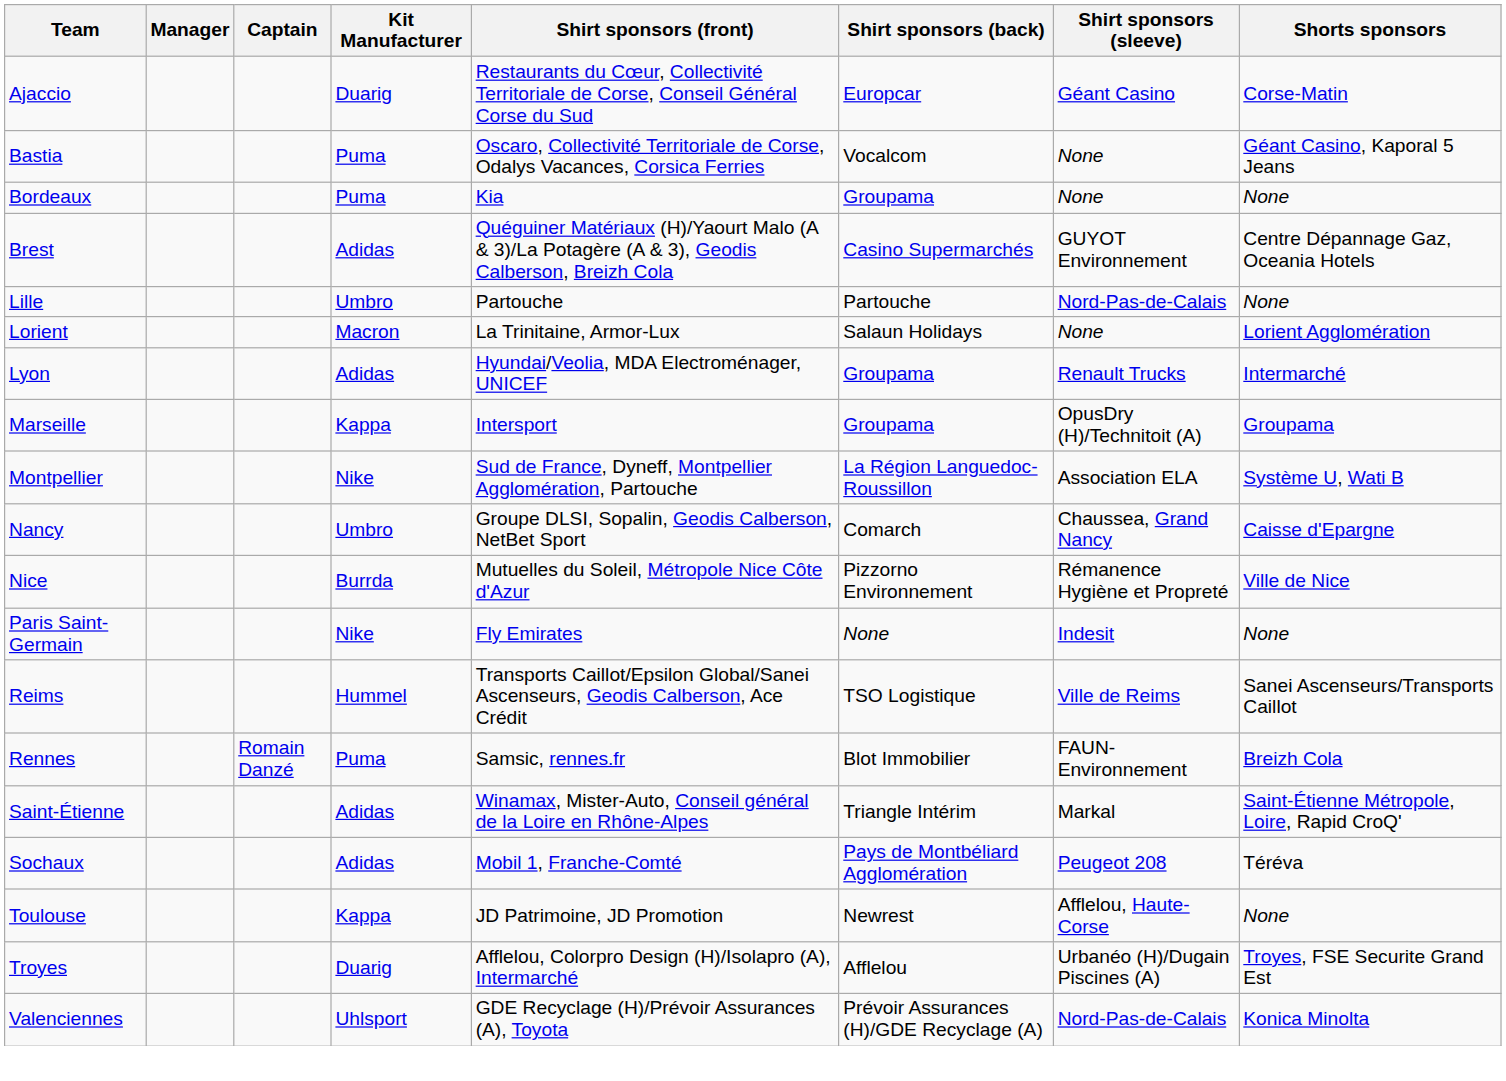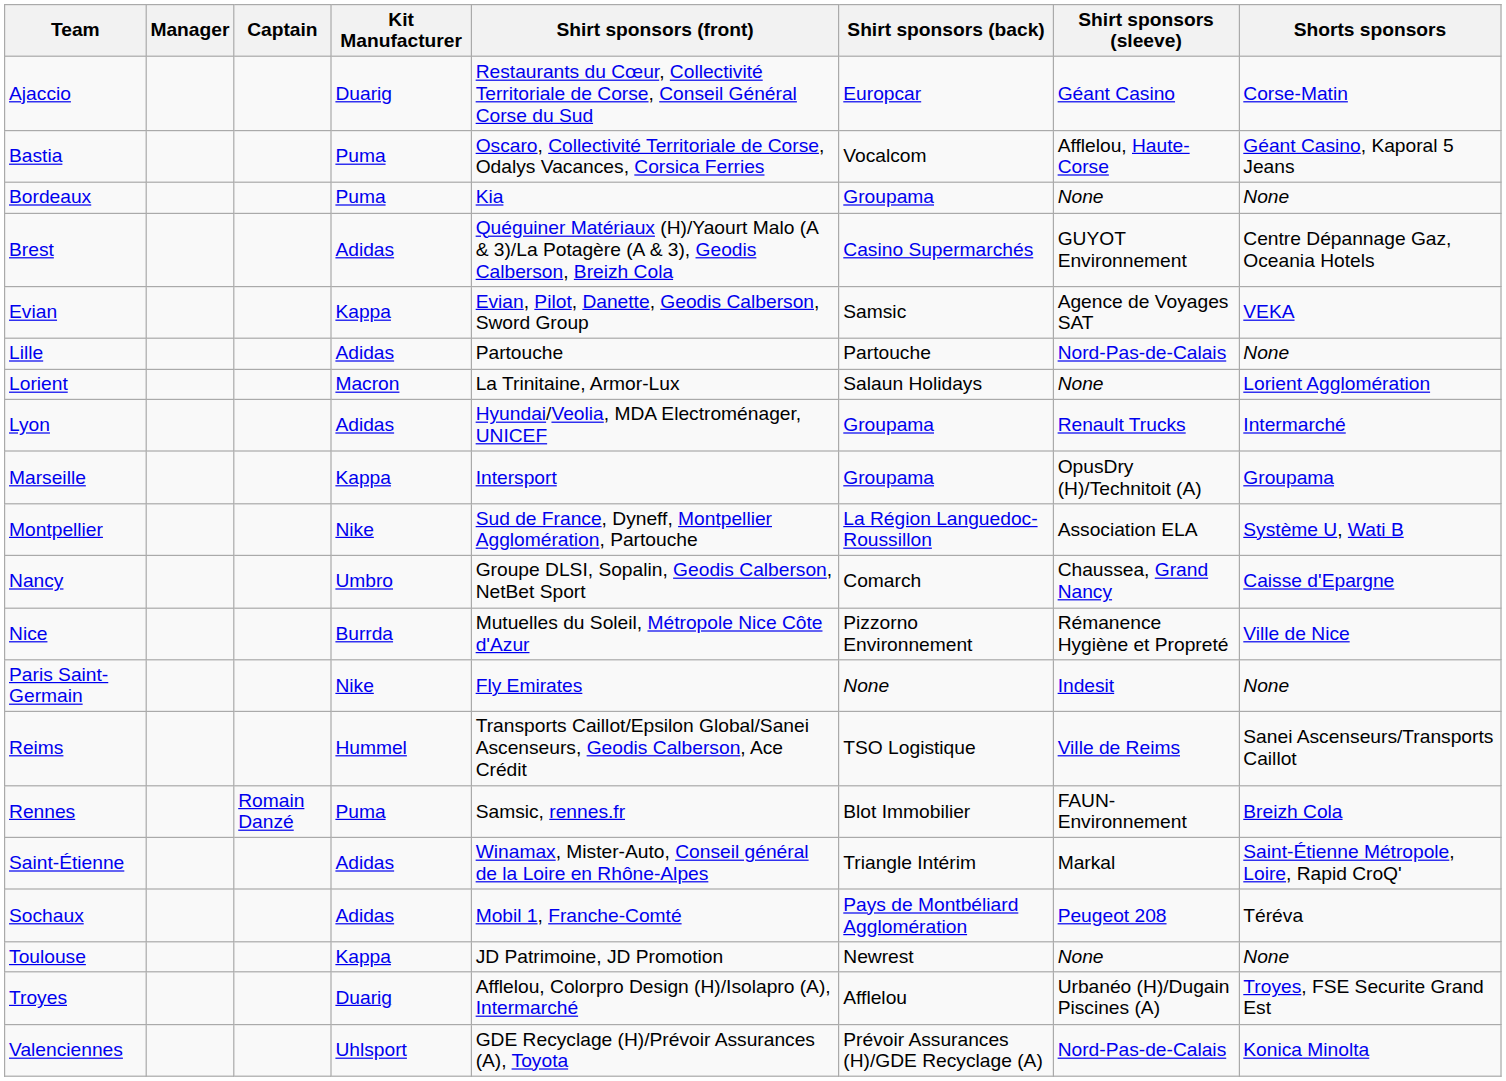(1081, 156) None -> (1124, 156) Afflelou, Haute-Corse
+ row: (33, 312)
(364, 301) Umbro -> (365, 353) Adidas
(1124, 915) Afflelou, Haute-Corse -> (1081, 956) None
